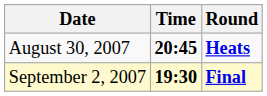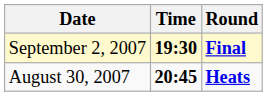rows swapped: (69, 47) <-> (77, 76)
